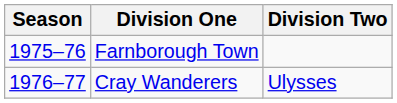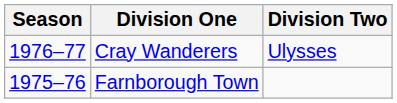rows swapped: (177, 51) <-> (166, 82)
